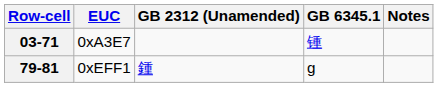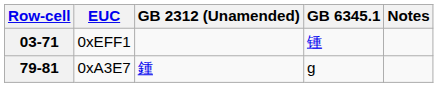(104, 42) 0xA3E7 -> (104, 42) 0xEFF1
(104, 69) 0xEFF1 -> (104, 69) 0xA3E7
